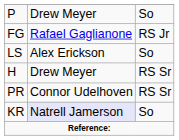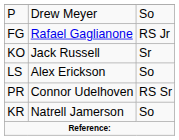+ row: (16, 53)
- row: (12, 72)
(77, 111) lavender background -> (77, 111) no background
